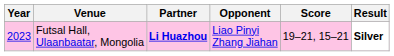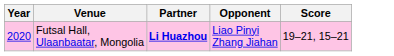- column: (370, 13)
(19, 36) 2023 -> (19, 36) 2020
